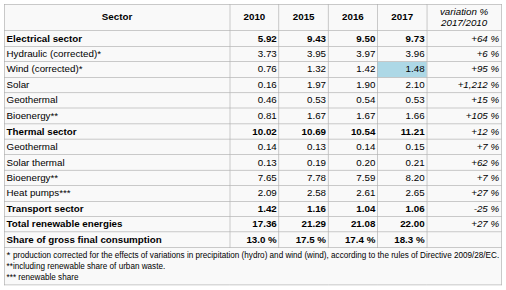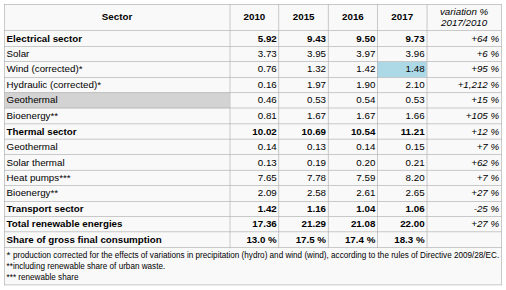(54, 54) Hydraulic (corrected)* -> (18, 54) Solar
(18, 85) Solar -> (54, 85) Hydraulic (corrected)*
(32, 100) no background -> (32, 100) lightgrey background
(32, 178) Bioenergy** -> (39, 178) Heat pumps***
(39, 193) Heat pumps*** -> (32, 193) Bioenergy**
